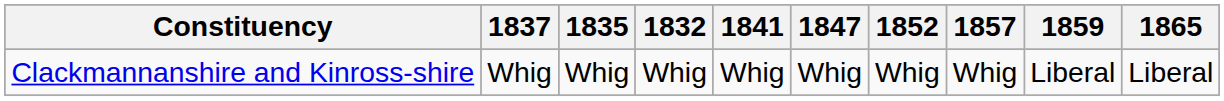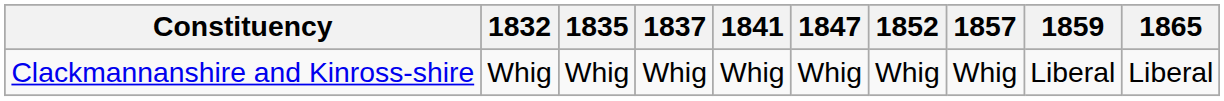columns swapped: (675, 26) <-> (519, 26)
